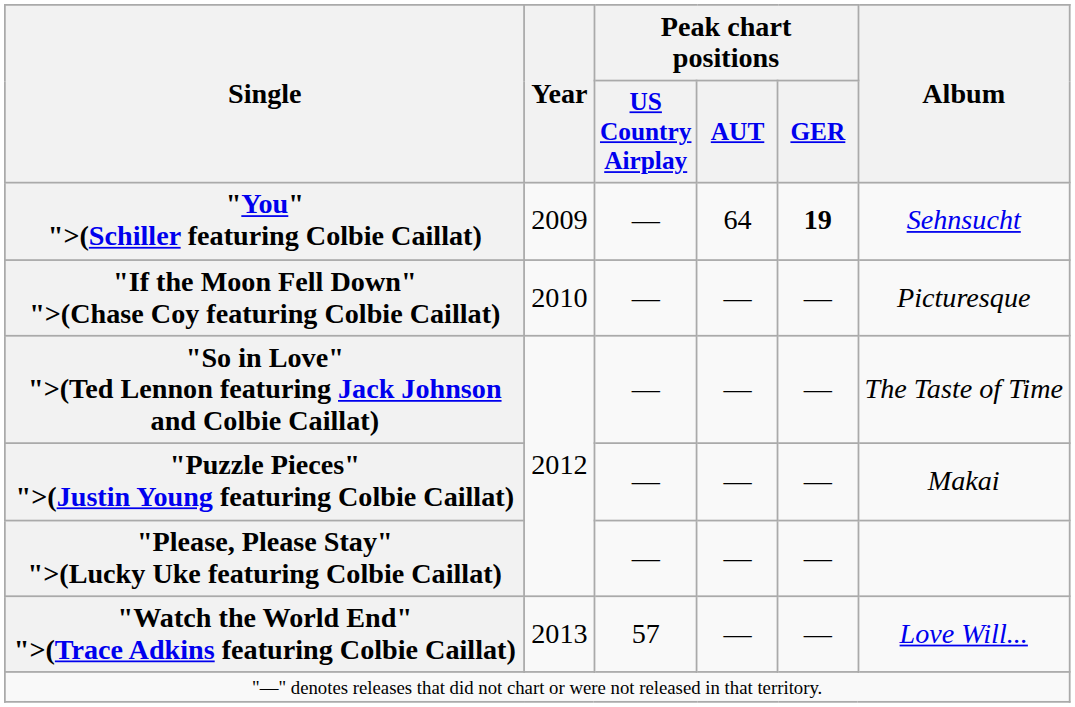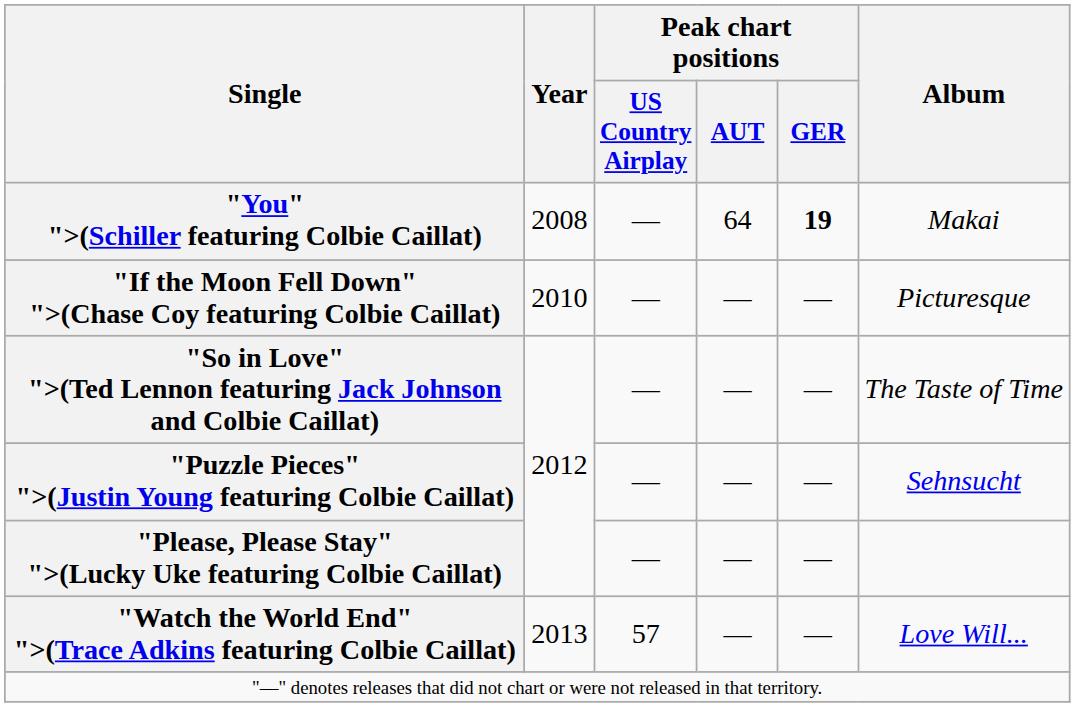(559, 220) 2009 -> (559, 220) 2008
(964, 220) Sehnsucht -> (964, 220) Makai
(964, 481) Makai -> (964, 481) Sehnsucht
